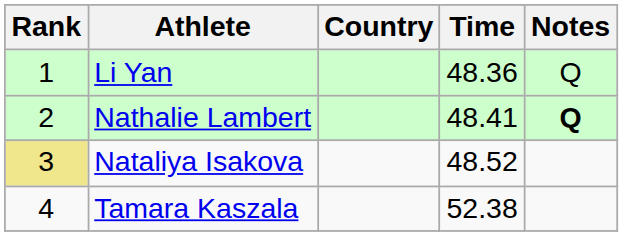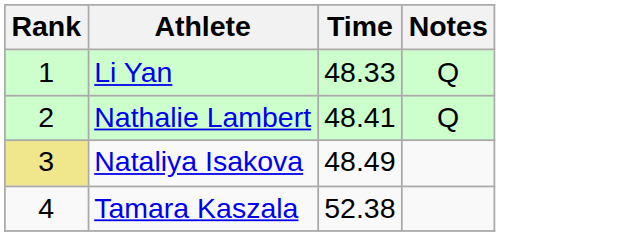- column: (379, 27)
(482, 72) 48.36 -> (360, 72) 48.33
(570, 117) bold -> (448, 117) normal
(482, 162) 48.52 -> (360, 162) 48.49
